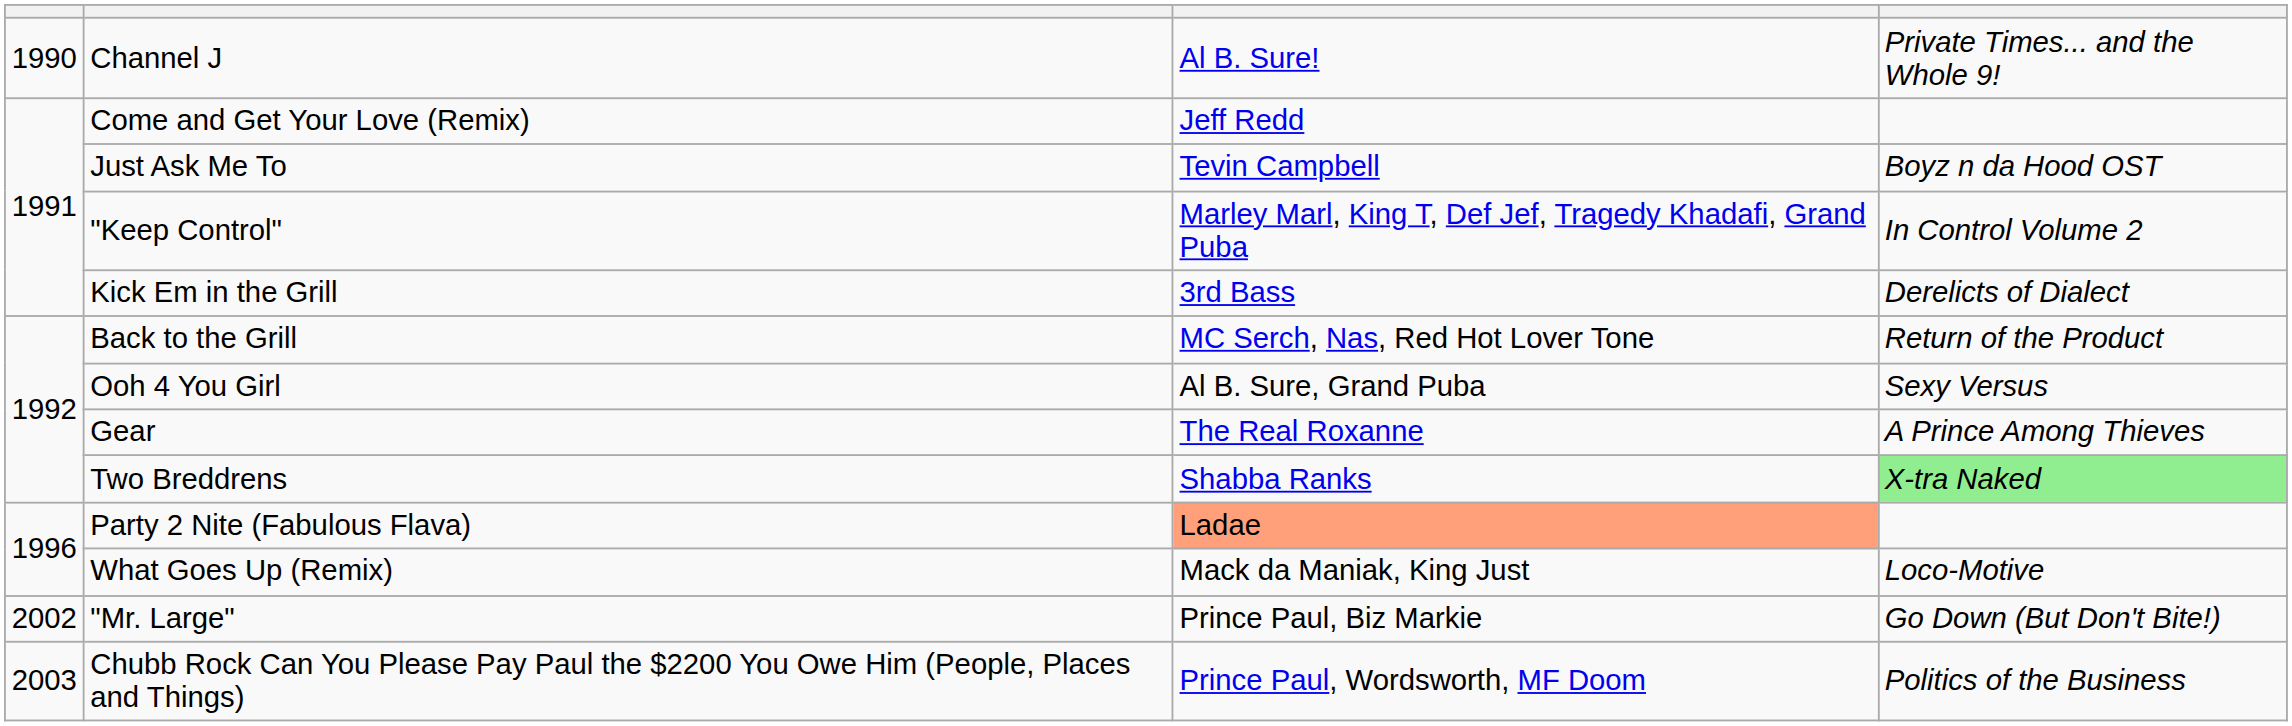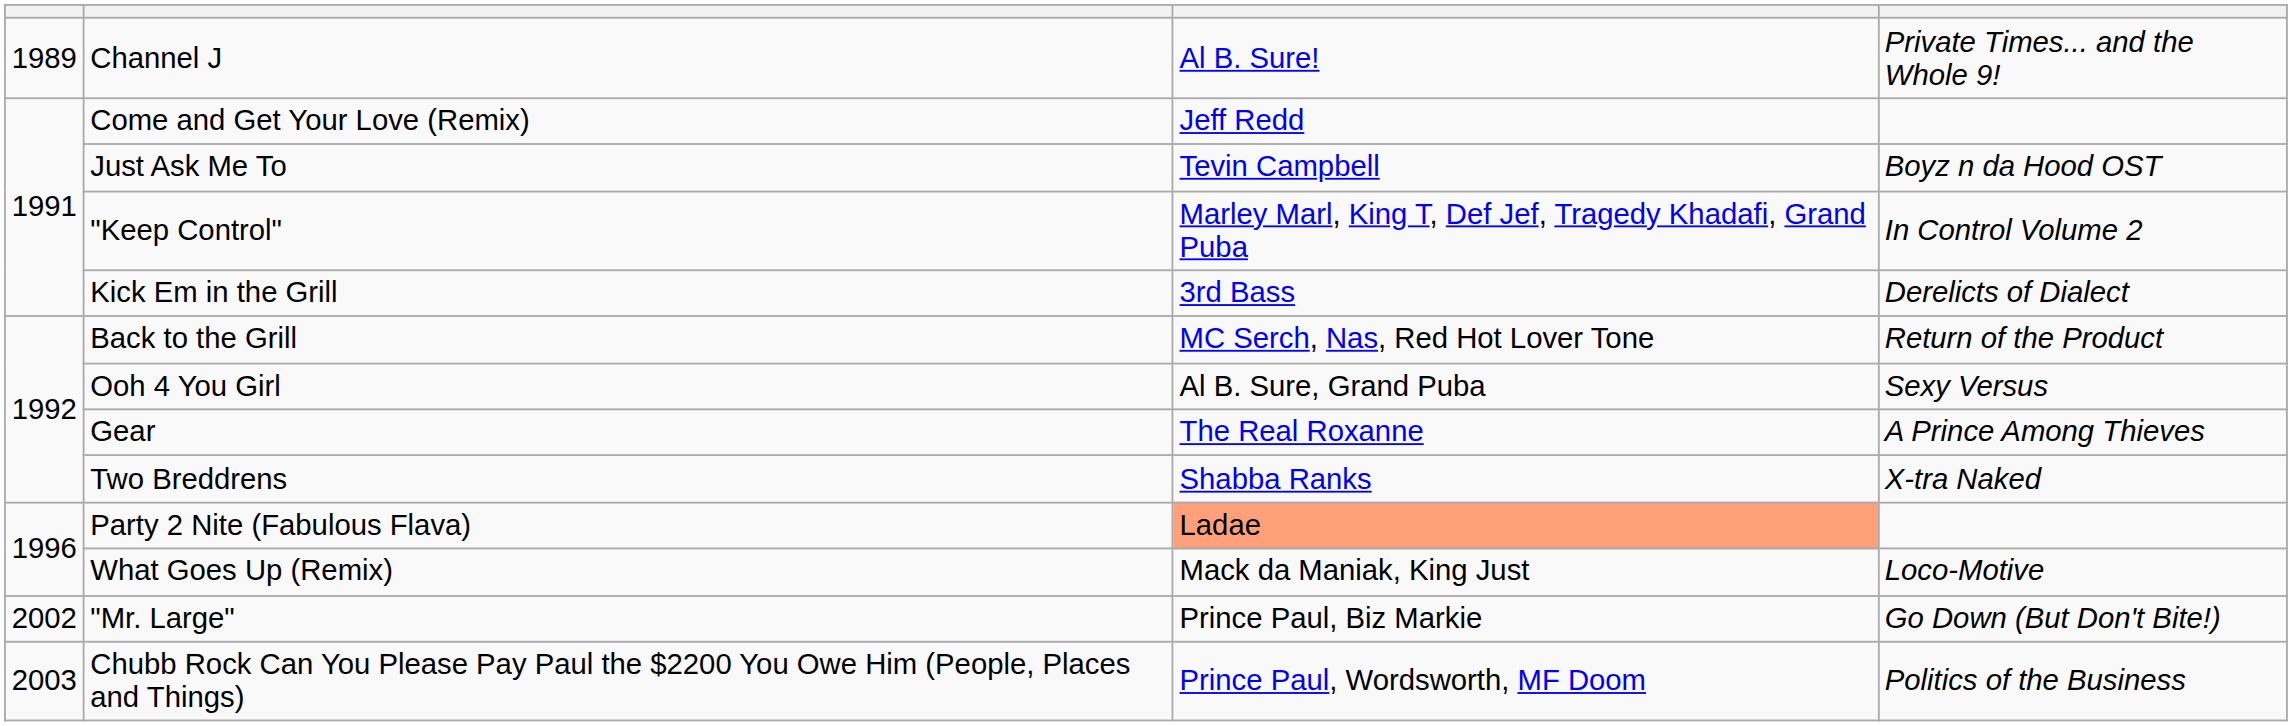(44, 57) 1990 -> (44, 57) 1989
(1963, 478) lightgreen background -> (1963, 478) no background
